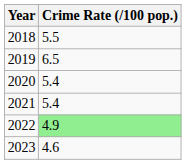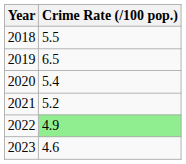(51, 103) 5.4 -> (51, 103) 5.2
